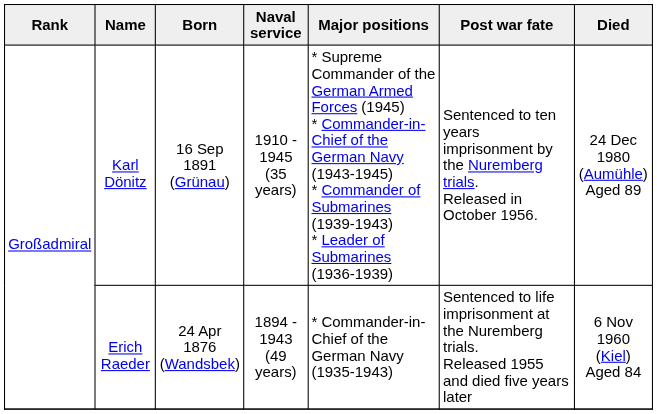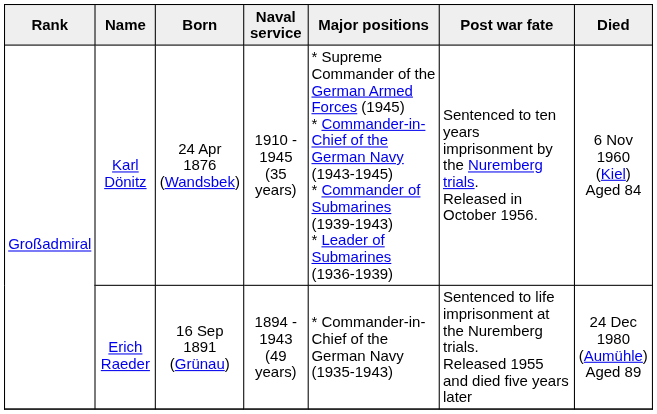(200, 165) 16 Sep 1891 (Grünau) -> (200, 165) 24 Apr 1876 (Wandsbek)
(613, 165) 24 Dec 1980 (Aumühle) Aged 89 -> (613, 165) 6 Nov 1960 (Kiel) Aged 84
(200, 347) 24 Apr 1876 (Wandsbek) -> (200, 347) 16 Sep 1891 (Grünau)
(613, 347) 6 Nov 1960 (Kiel) Aged 84 -> (613, 347) 24 Dec 1980 (Aumühle) Aged 89
